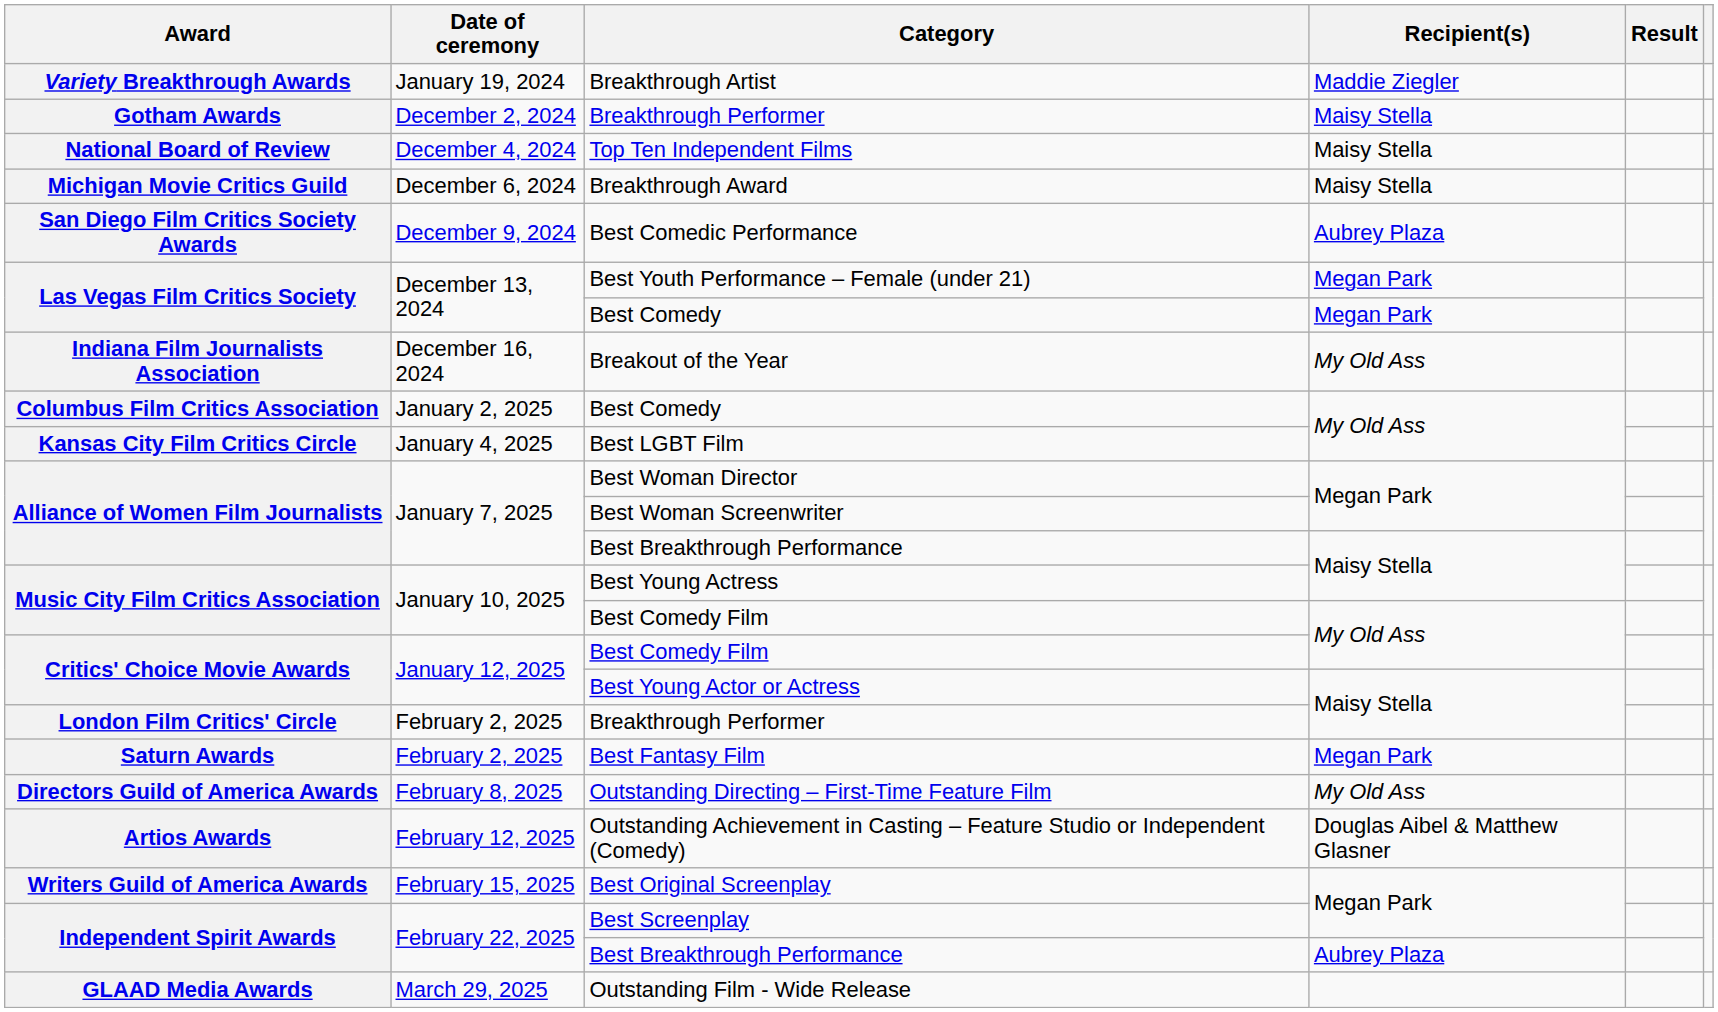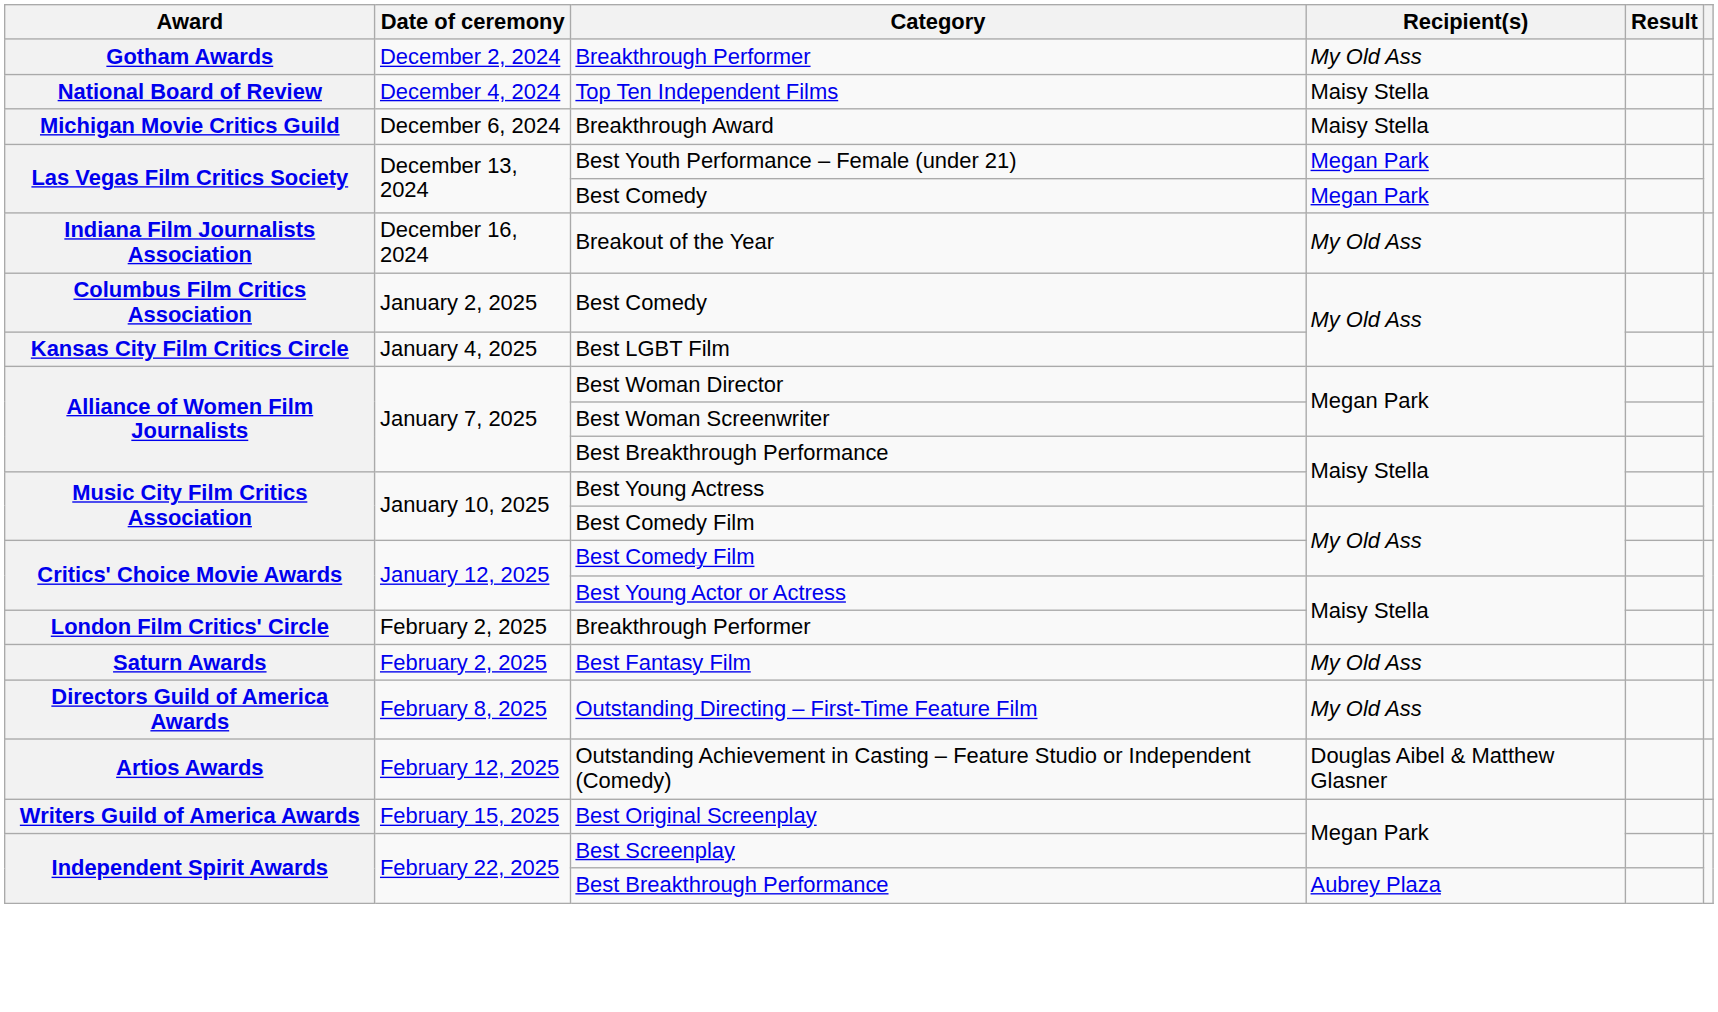- row: (198, 81)
(1373, 116) Maisy Stella -> (1366, 56) My Old Ass
- row: (198, 232)
(1373, 756) Megan Park -> (1366, 662) My Old Ass
- row: (198, 989)
